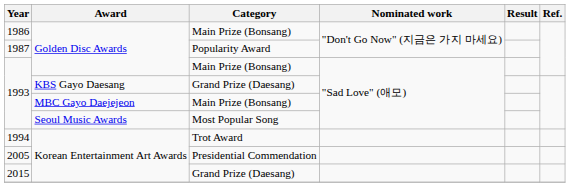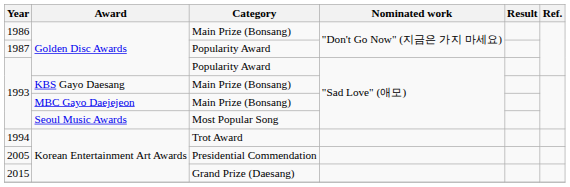(241, 66) Main Prize (Bonsang) -> (231, 66) Popularity Award
(243, 84) Grand Prize (Daesang) -> (241, 84) Main Prize (Bonsang)
